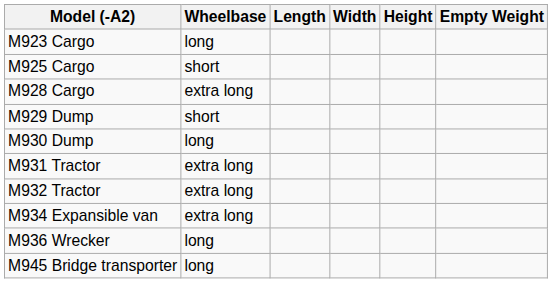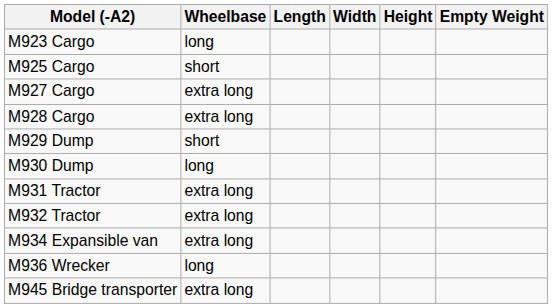+ row: (51, 91)
(199, 265) long -> (219, 290) extra long
